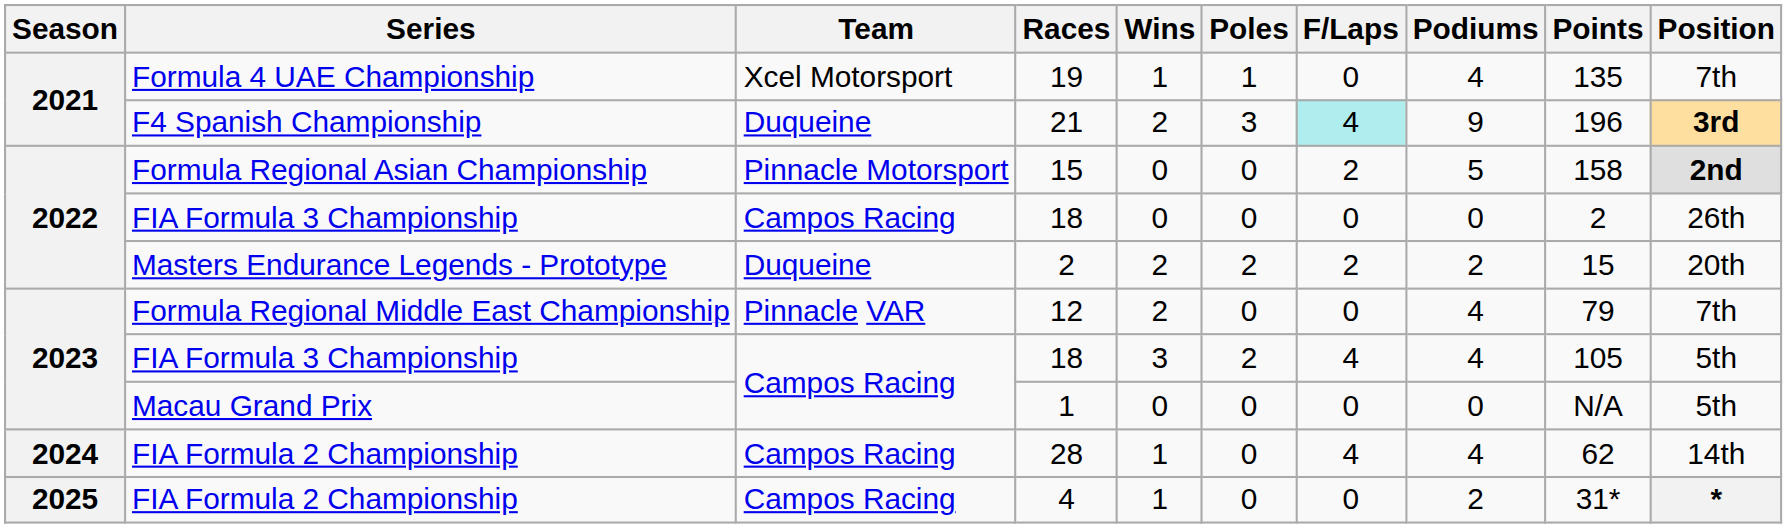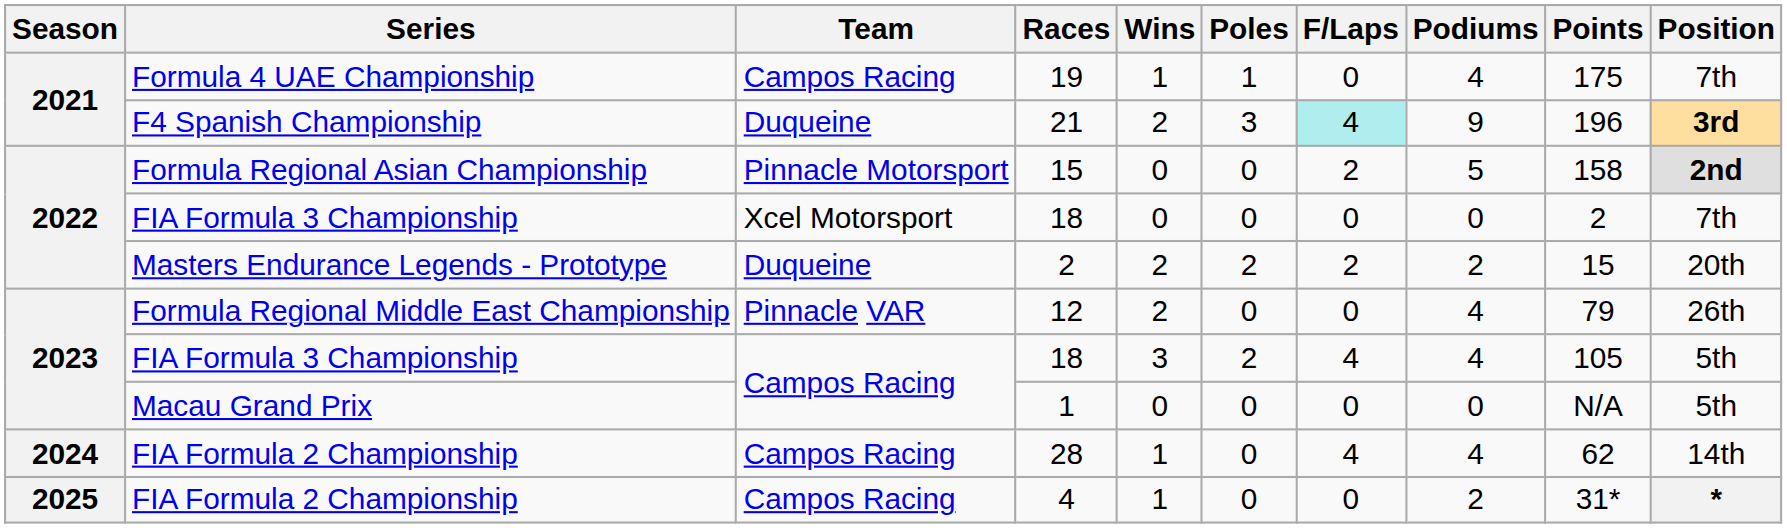(848, 76) Xcel Motorsport -> (850, 76) Campos Racing
(1598, 76) 135 -> (1598, 76) 175
(850, 217) Campos Racing -> (848, 217) Xcel Motorsport
(1716, 217) 26th -> (1716, 217) 7th
(1716, 312) 7th -> (1716, 312) 26th
